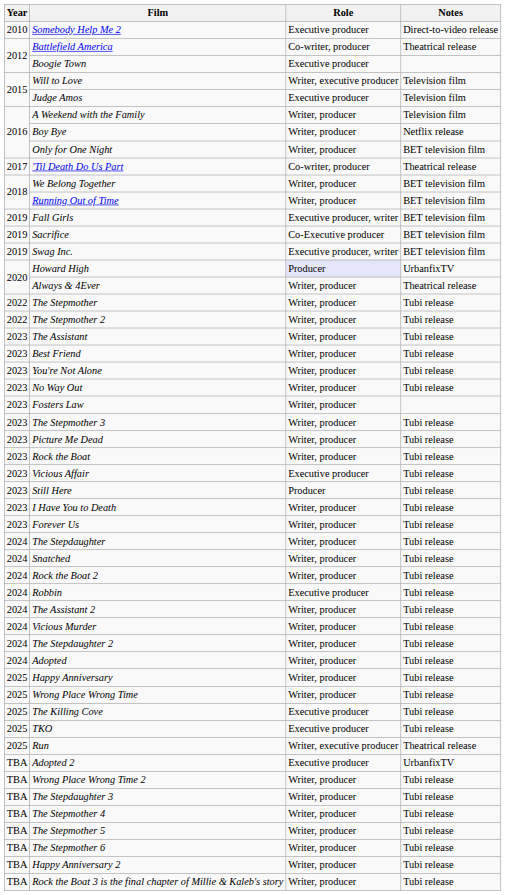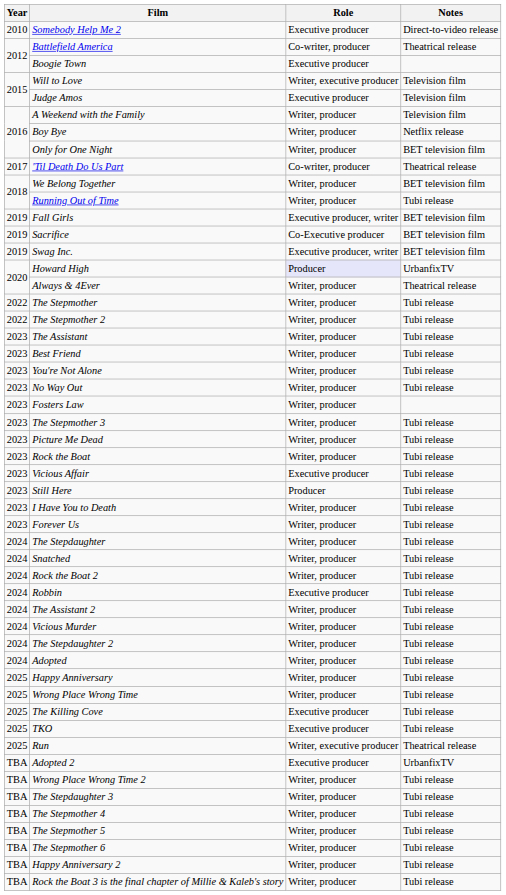(444, 200) BET television film -> (428, 200) Tubi release
